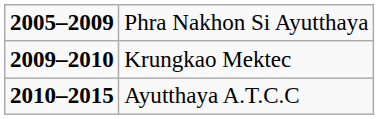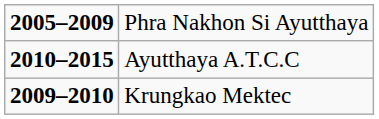rows swapped: (208, 59) <-> (212, 95)
